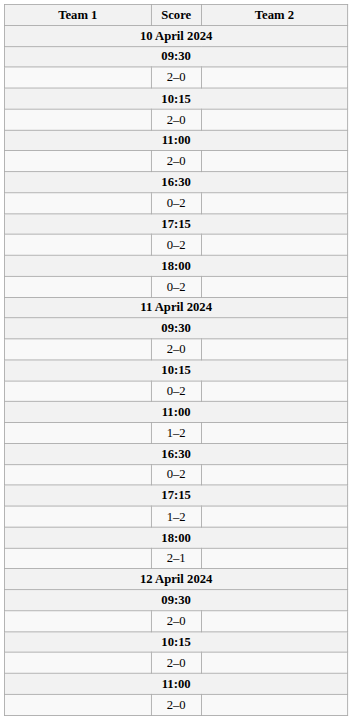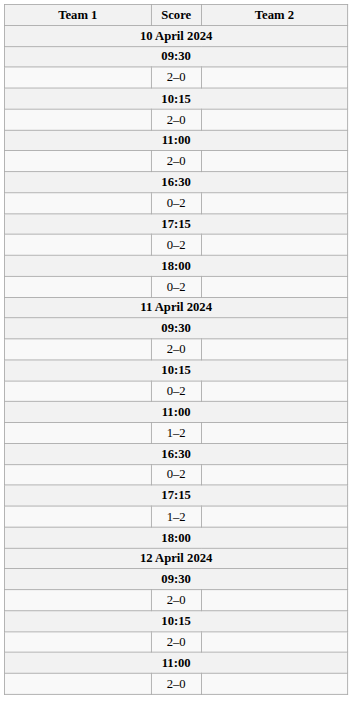- row: (78, 559)
